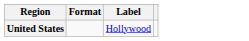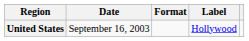+ column: (109, 12)
